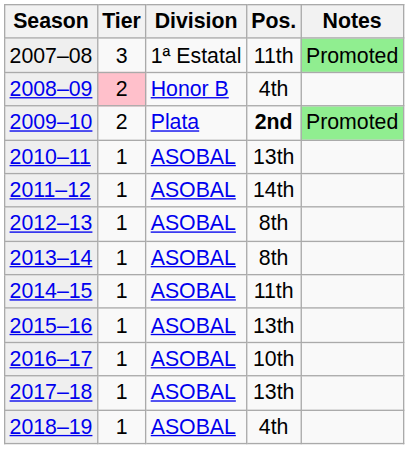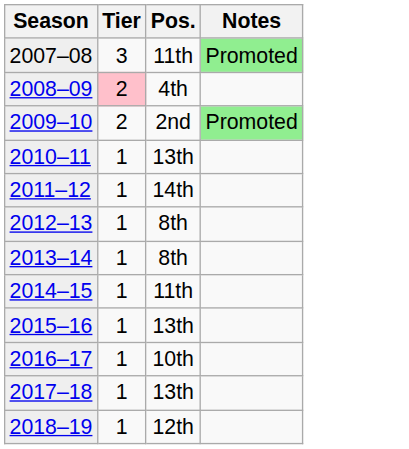- column: (196, 21)
(274, 122) bold -> (173, 122) normal
(274, 426) 4th -> (173, 426) 12th
